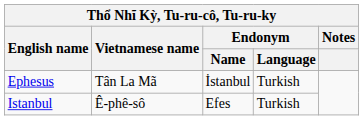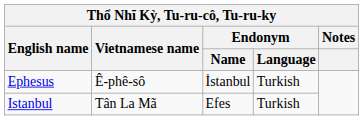(126, 81) Tân La Mã -> (120, 81) Ê-phê-sô
(120, 103) Ê-phê-sô -> (126, 103) Tân La Mã
